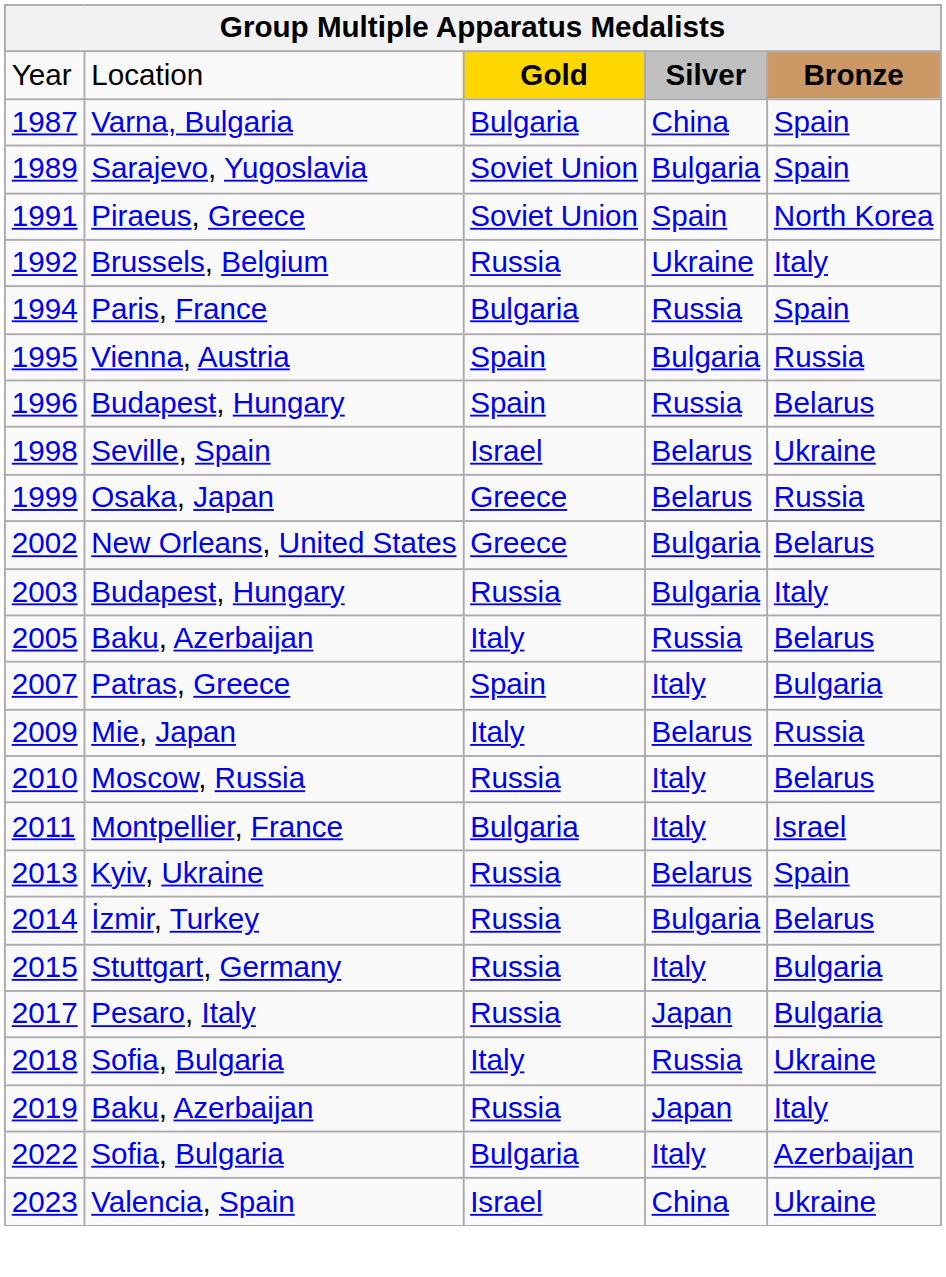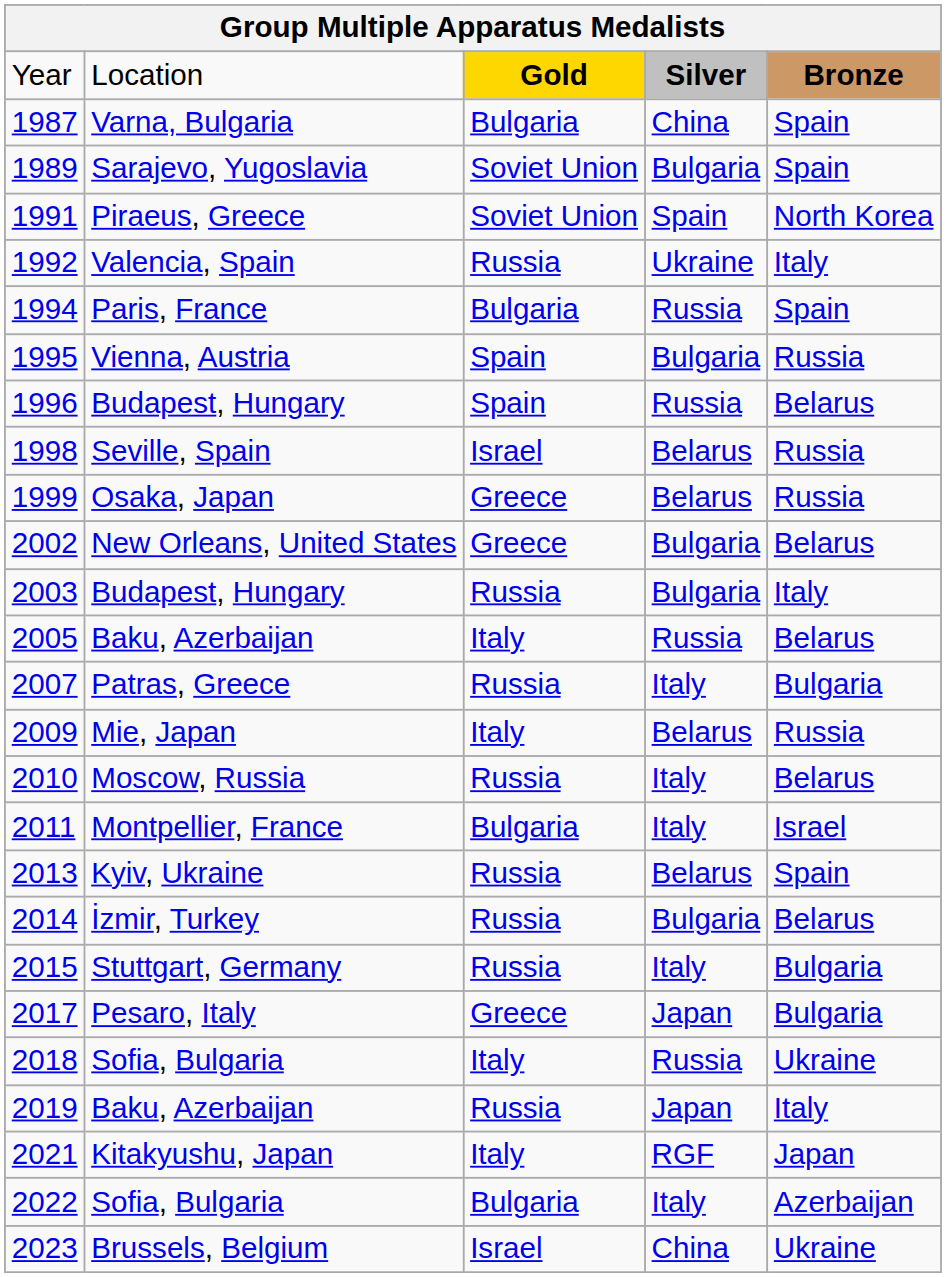(210, 262) Brussels, Belgium -> (193, 262) Valencia, Spain
(825, 450) Ukraine -> (819, 450) Russia
(508, 685) Spain -> (515, 685) Russia
(515, 1013) Russia -> (519, 1013) Greece
+ row: (45, 1154)
(193, 1201) Valencia, Spain -> (210, 1248) Brussels, Belgium
